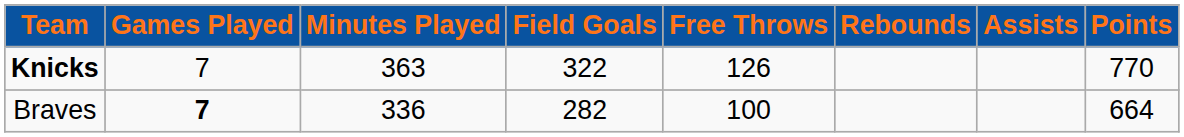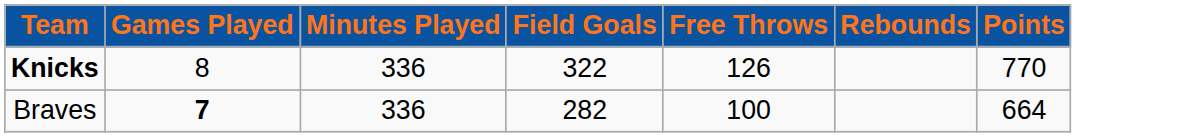- column: (1031, 25)
(202, 68) 7 -> (202, 68) 8
(403, 68) 363 -> (403, 68) 336
